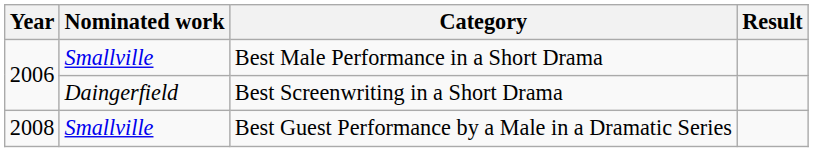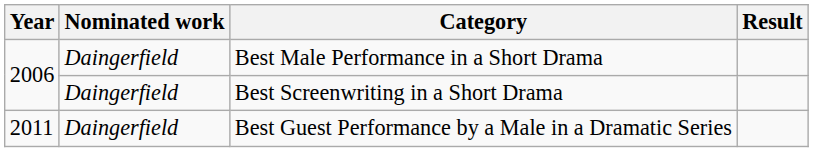(109, 57) Smallville -> (121, 57) Daingerfield
(32, 127) 2008 -> (32, 127) 2011
(109, 127) Smallville -> (121, 127) Daingerfield
